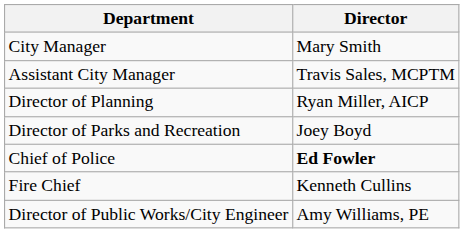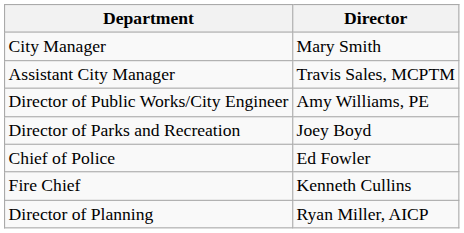rows swapped: (149, 213) <-> (81, 102)
(336, 158) bold -> (333, 158) normal
